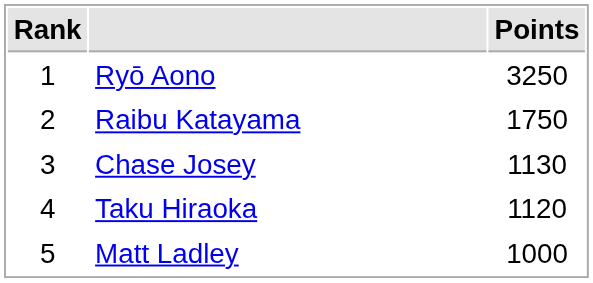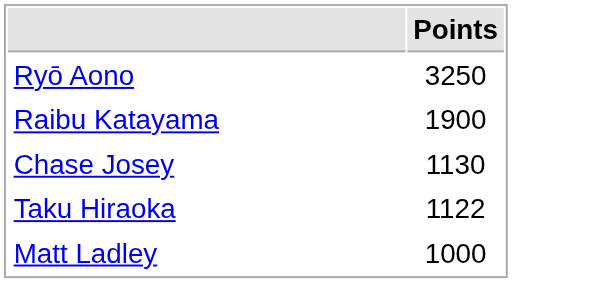- column: (48, 29)
(537, 120) 1750 -> (456, 120) 1900
(537, 209) 1120 -> (456, 209) 1122
